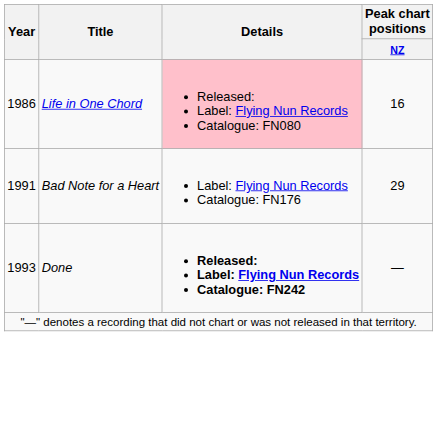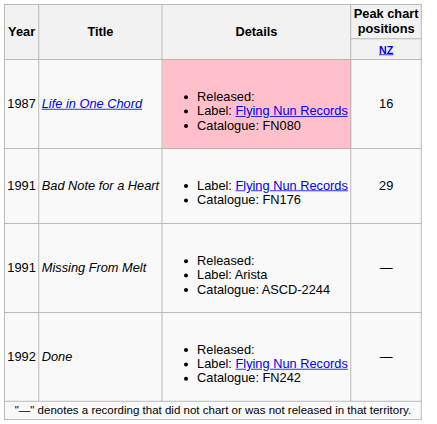(22, 104) 1986 -> (22, 104) 1987
+ row: (94, 267)
(22, 267) 1993 -> (22, 356) 1992
(262, 275) bold -> (256, 364) normal
